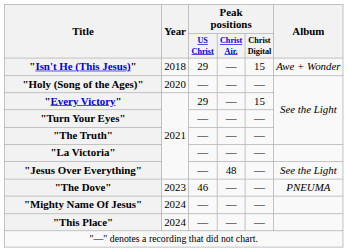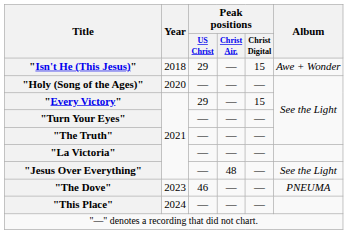- row: (83, 204)
